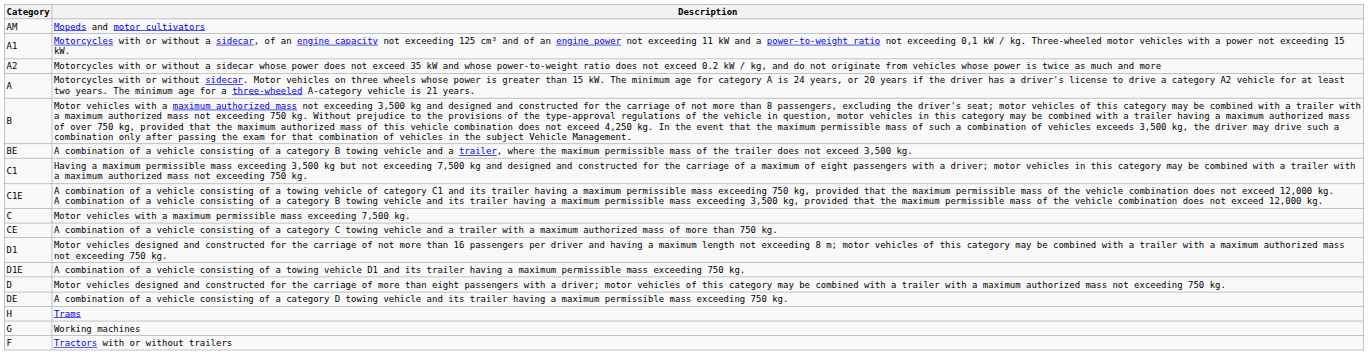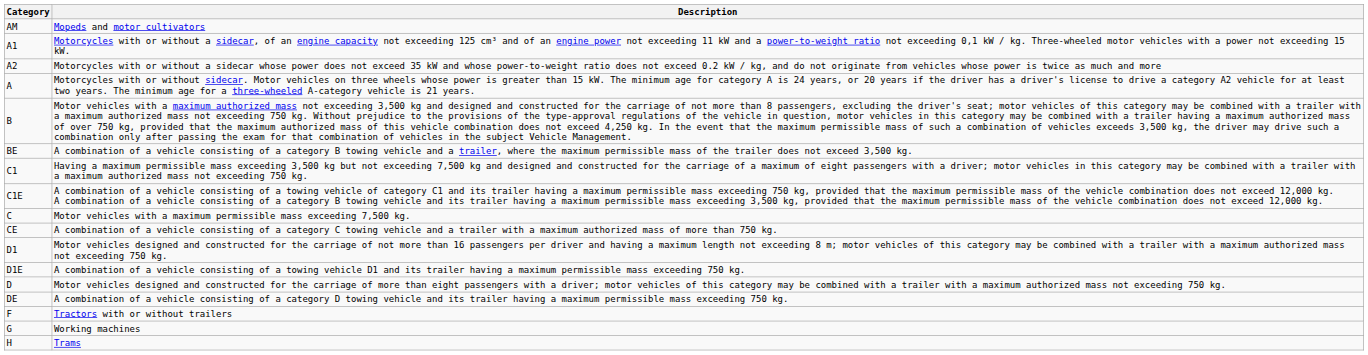rows swapped: (143, 343) <-> (67, 314)
